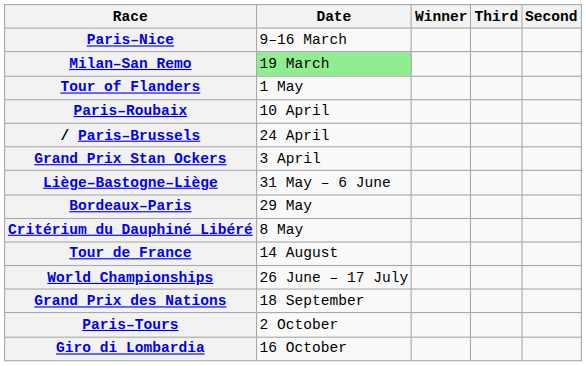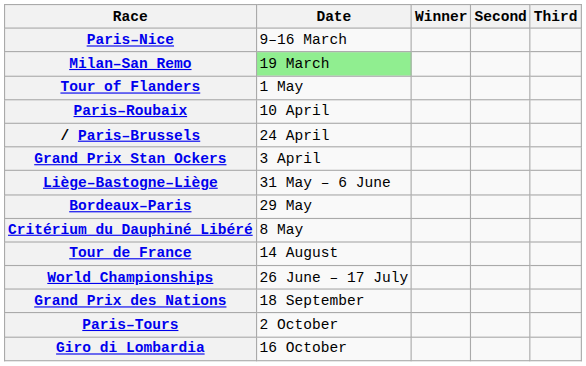columns swapped: (551, 16) <-> (496, 16)
